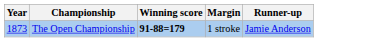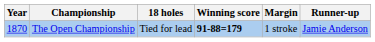+ column: (166, 12)
(17, 28) 1873 -> (17, 28) 1870
